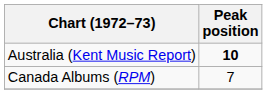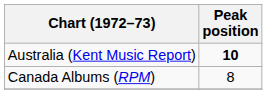(230, 77) 7 -> (230, 77) 8
